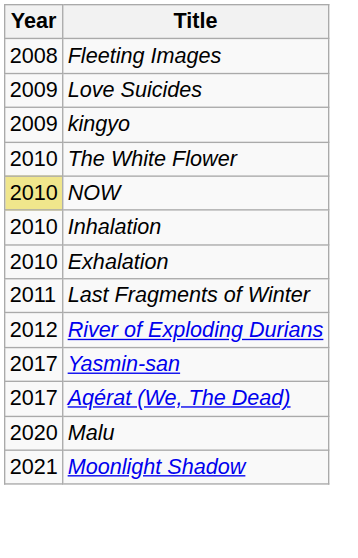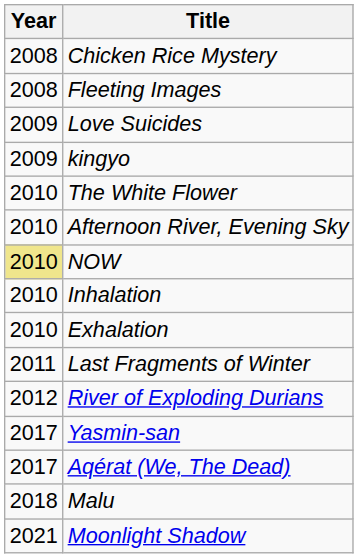+ row: (172, 55)
+ row: (208, 227)
(34, 432) 2020 -> (34, 501) 2018
